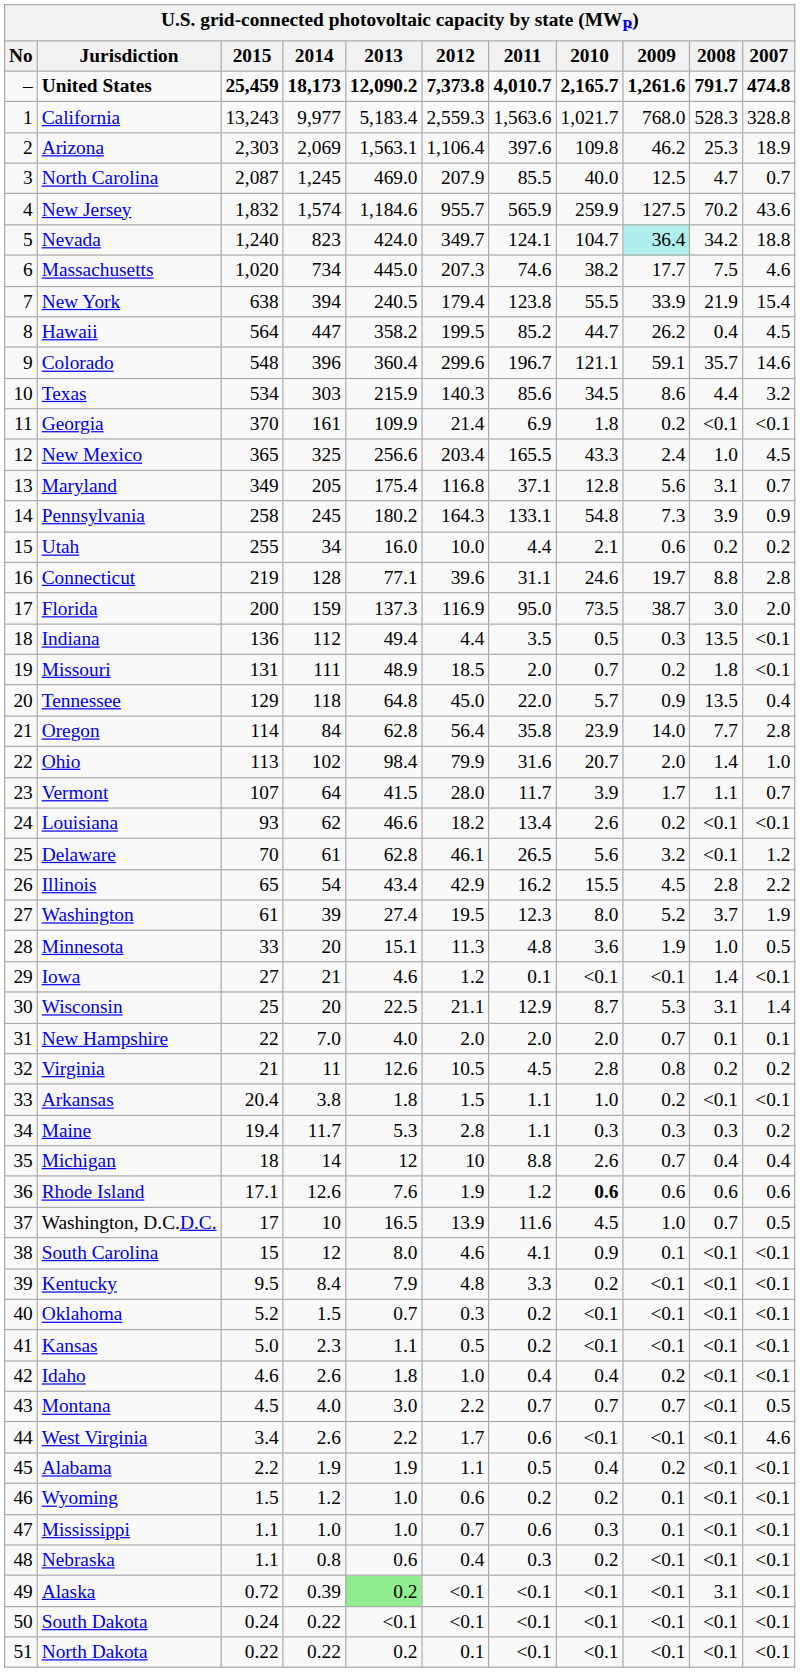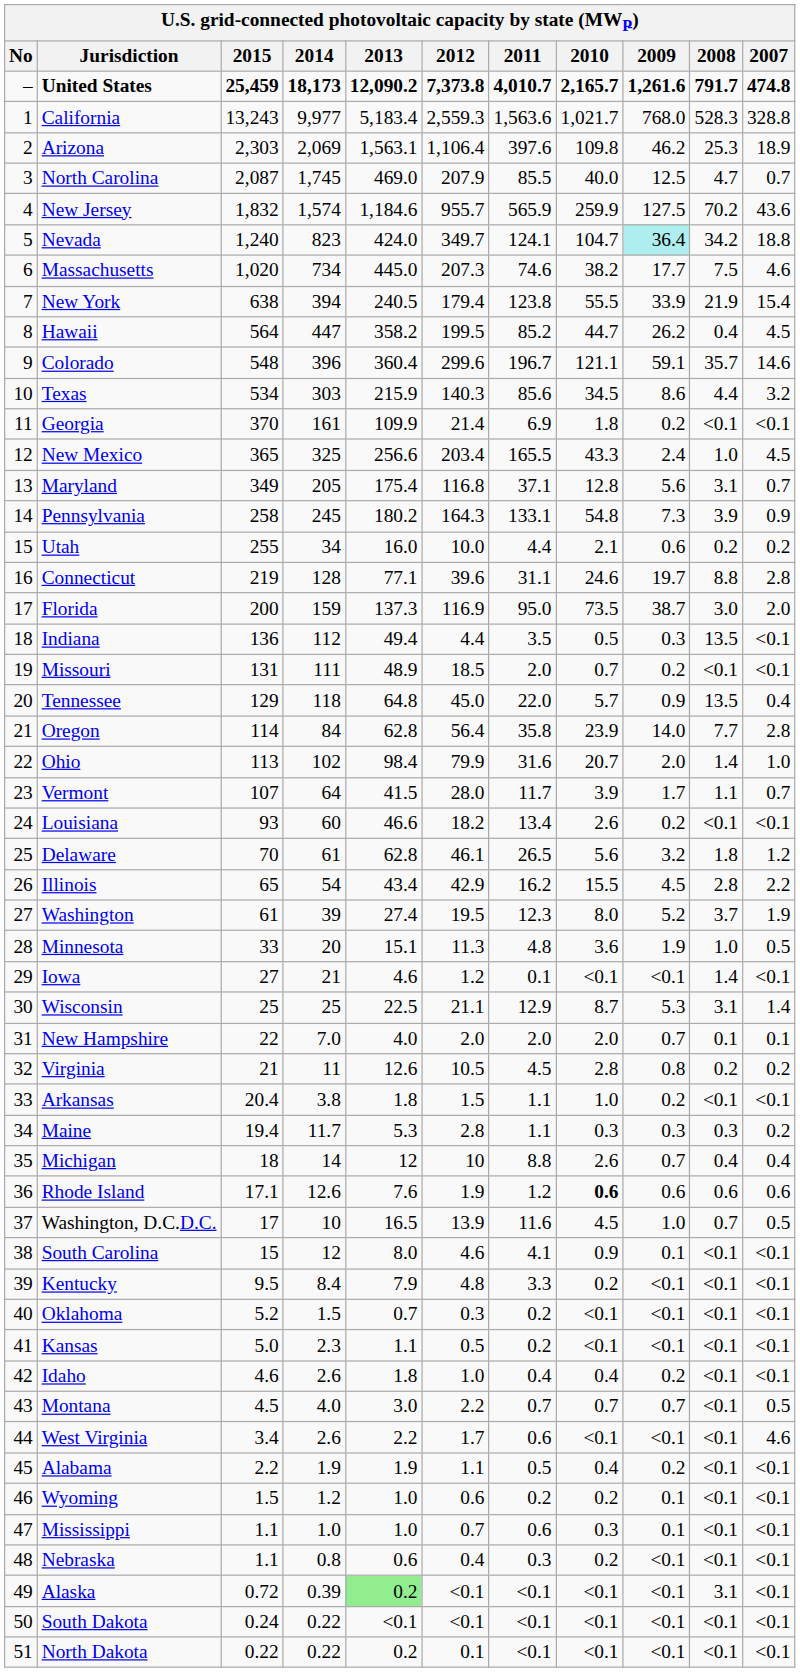(319, 178) 1,245 -> (319, 178) 1,745
(726, 669) 1.8 -> (720, 669) <0.1
(331, 823) 62 -> (331, 823) 60
(720, 853) <0.1 -> (726, 853) 1.8
(331, 1007) 20 -> (331, 1007) 25
